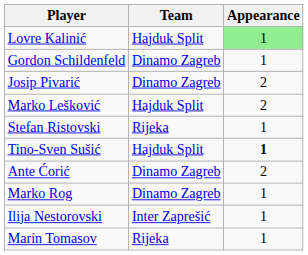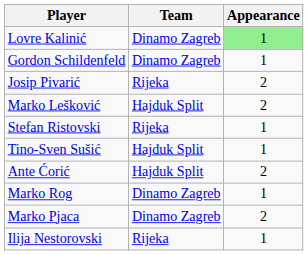(168, 37) Hajduk Split -> (176, 37) Dinamo Zagreb
(176, 82) Dinamo Zagreb -> (150, 82) Rijeka
(263, 149) bold -> (263, 149) normal
(176, 171) Dinamo Zagreb -> (168, 171) Hajduk Split
+ row: (43, 216)
(171, 216) Inter Zaprešić -> (150, 238) Rijeka
- row: (52, 238)
